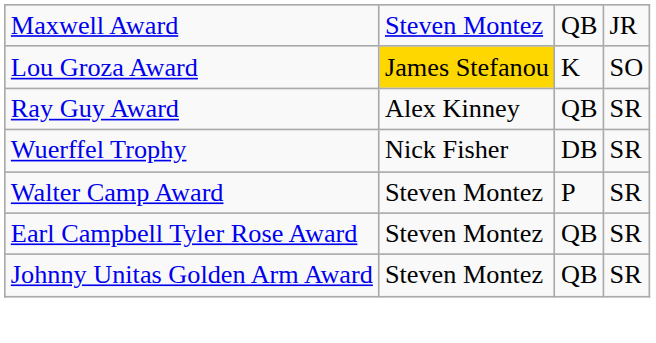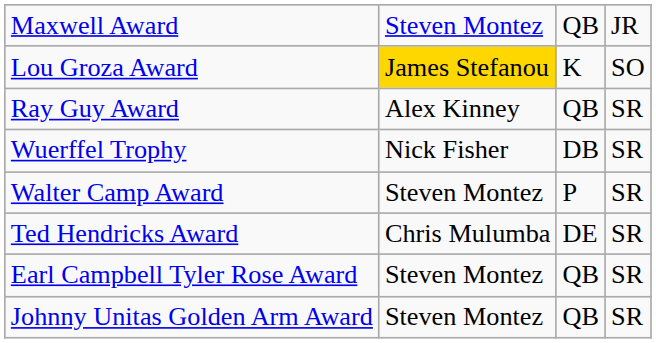+ row: (125, 233)
